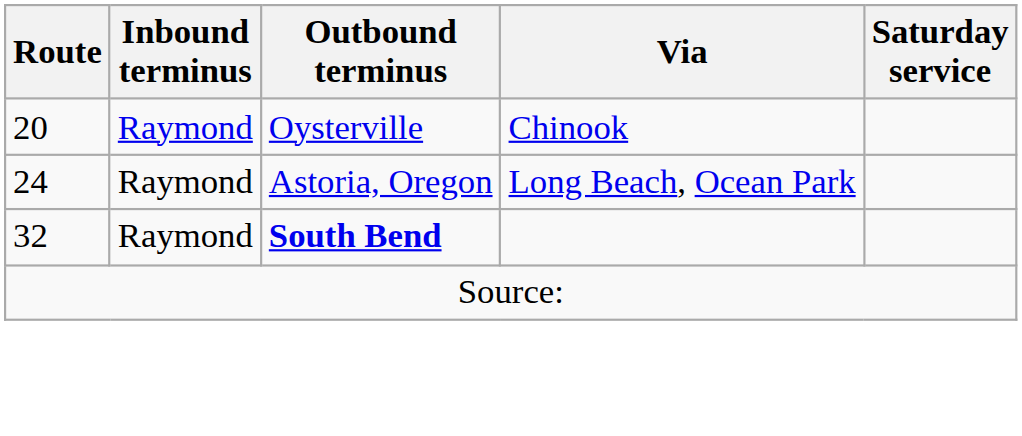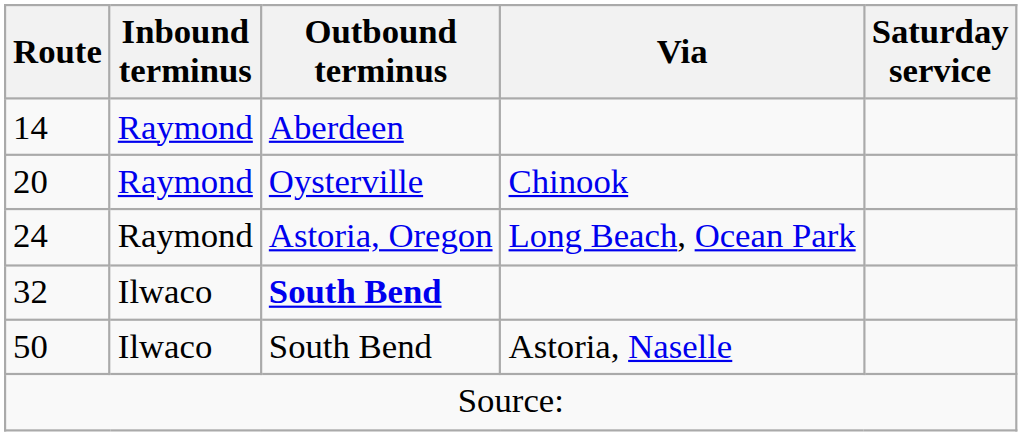+ row: (30, 126)
(185, 236) Raymond -> (165, 291) Ilwaco
+ row: (30, 346)
